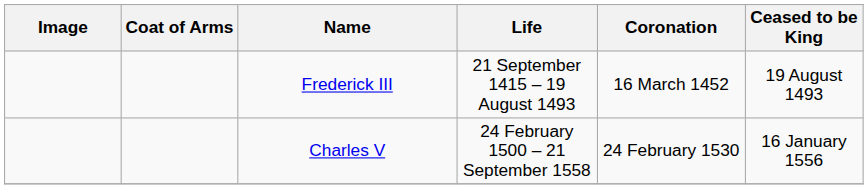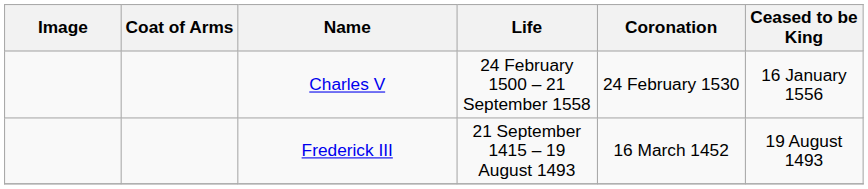rows swapped: (347, 84) <-> (347, 150)
